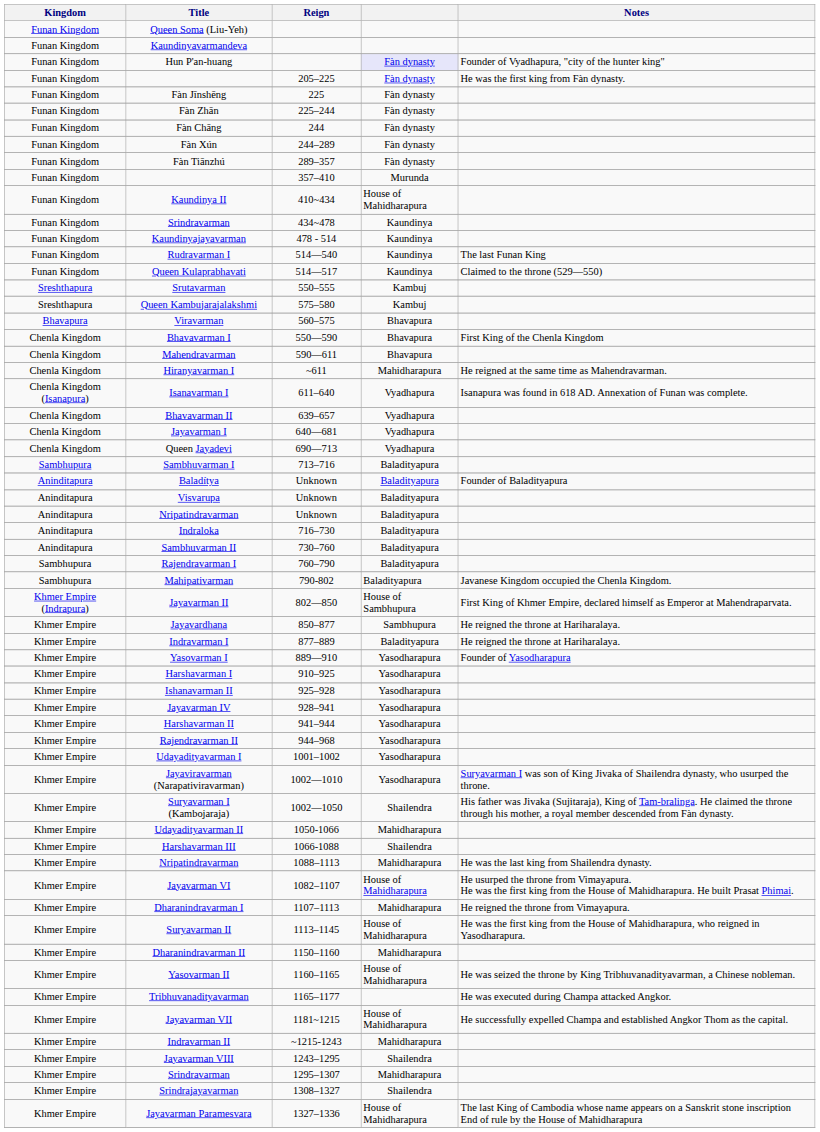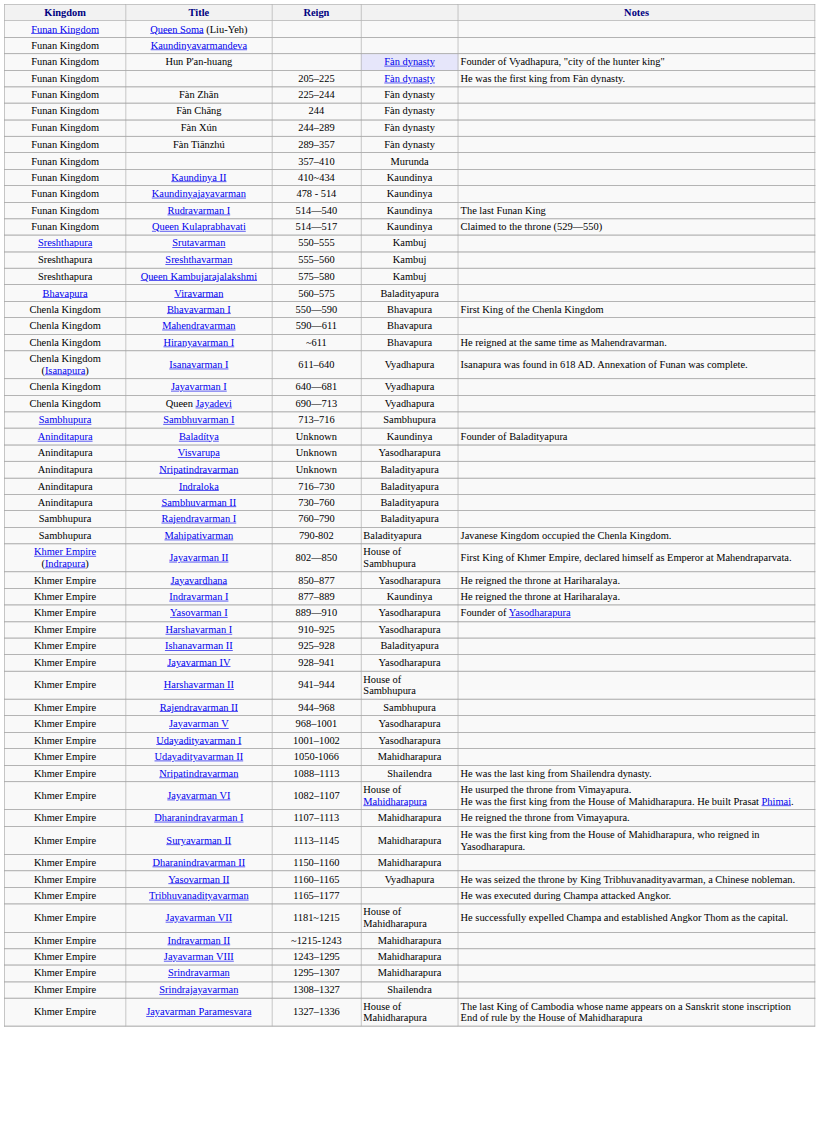- row: (199, 95)
(395, 200) House of Mahidharapura -> (410, 177) Kaundinya
- row: (199, 222)
+ row: (199, 260)
(410, 321) Bhavapura -> (410, 293) Baladityapura
(410, 370) Mahidharapura -> (410, 342) Bhavapura
- row: (199, 415)
(410, 464) Baladityapura -> (410, 420) Sambhupura
(410, 481) Baladityapura -> (410, 436) Kaundinya
(410, 497) Baladityapura -> (410, 453) Yasodharapura
(410, 625) Sambhupura -> (410, 580) Yasodharapura
(410, 641) Baladityapura -> (410, 596) Kaundinya
(410, 691) Yasodharapura -> (410, 646) Baladityapura
(410, 724) Yasodharapura -> (390, 685) House of Sambhupura
(410, 740) Yasodharapura -> (410, 707) Sambhupura
+ row: (199, 724)
- row: (199, 779)
- row: (199, 807)
- row: (199, 846)
(410, 862) Mahidharapura -> (410, 773) Shailendra
(395, 929) House of Mahidharapura -> (410, 840) Mahidharapura
(395, 974) House of Mahidharapura -> (410, 879) Vyadhapura
(410, 1058) Shailendra -> (410, 957) Mahidharapura
